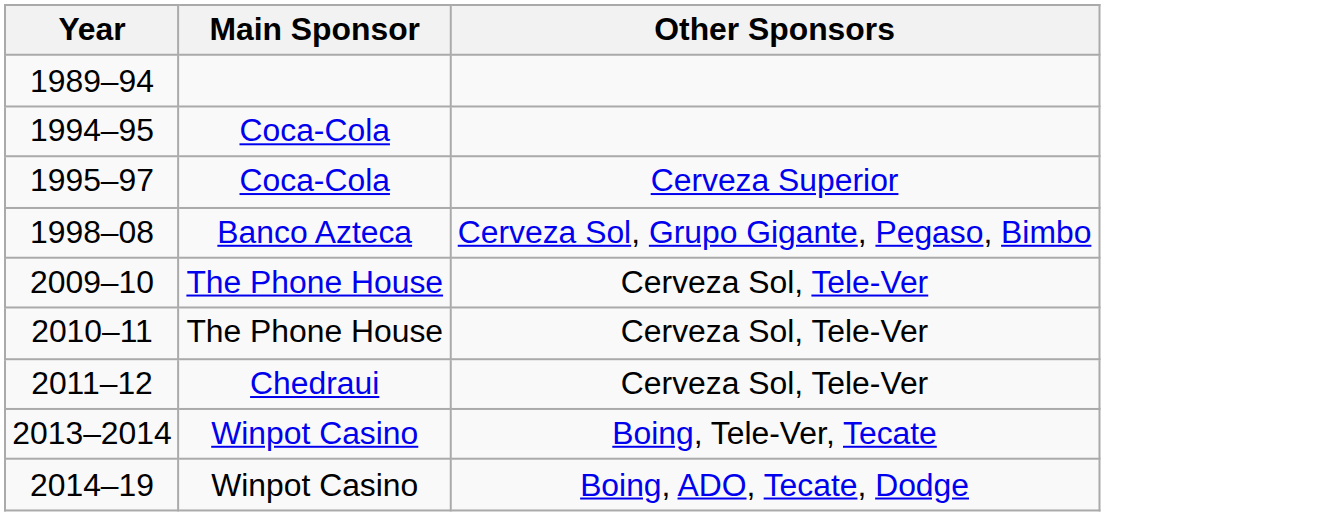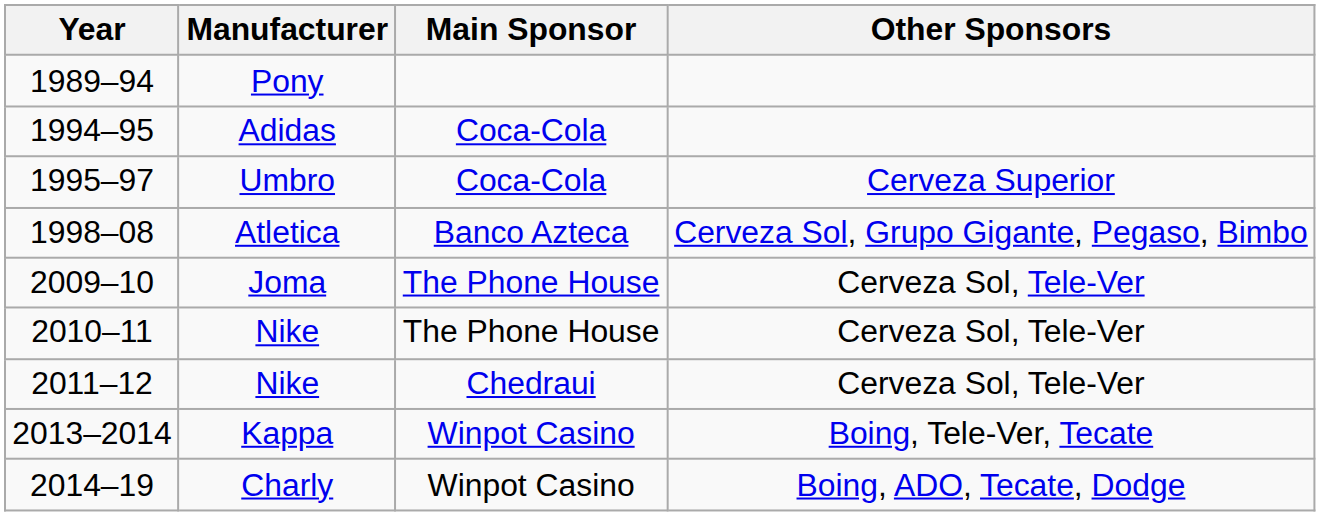+ column: (287, 29)
